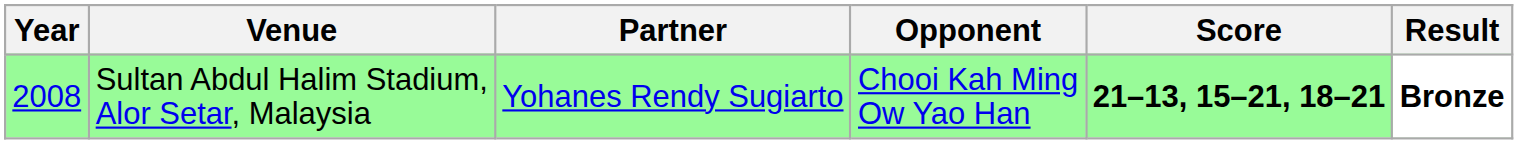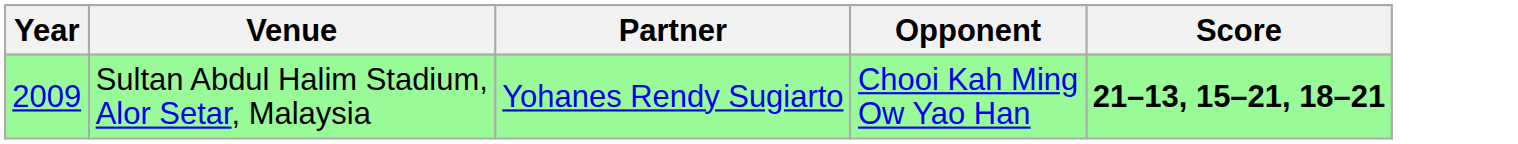- column: (1452, 30)
(47, 96) 2008 -> (47, 96) 2009
